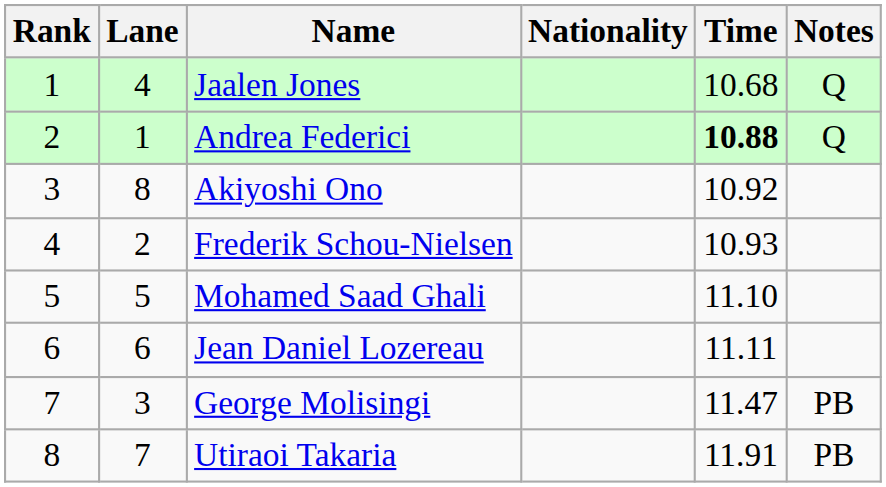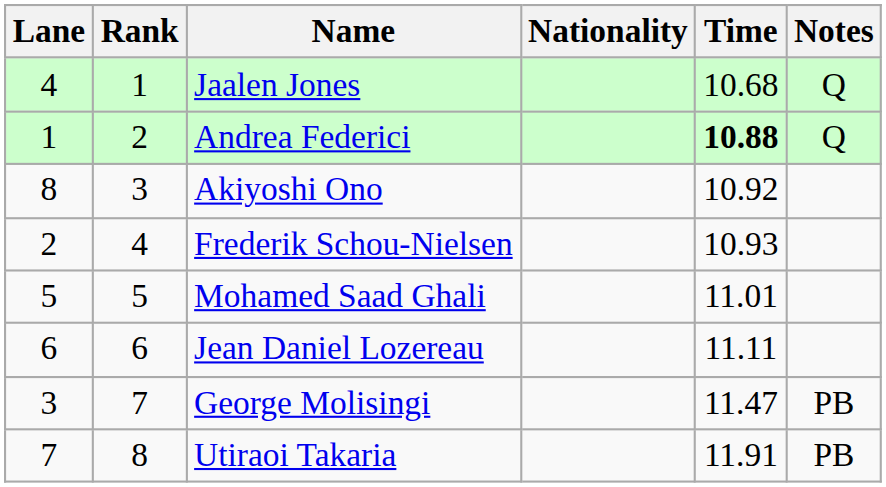columns swapped: (52, 31) <-> (142, 31)
(741, 296) 11.10 -> (741, 296) 11.01
